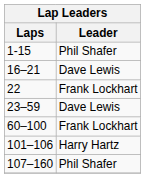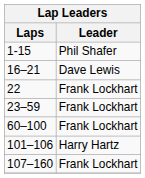(89, 107) Dave Lewis -> (98, 107) Frank Lockhart
(88, 164) Phil Shafer -> (98, 164) Frank Lockhart
